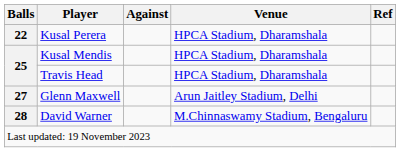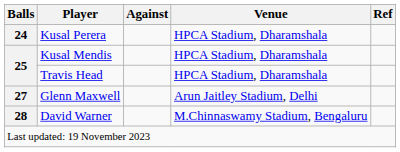(21, 34) 22 -> (21, 34) 24
